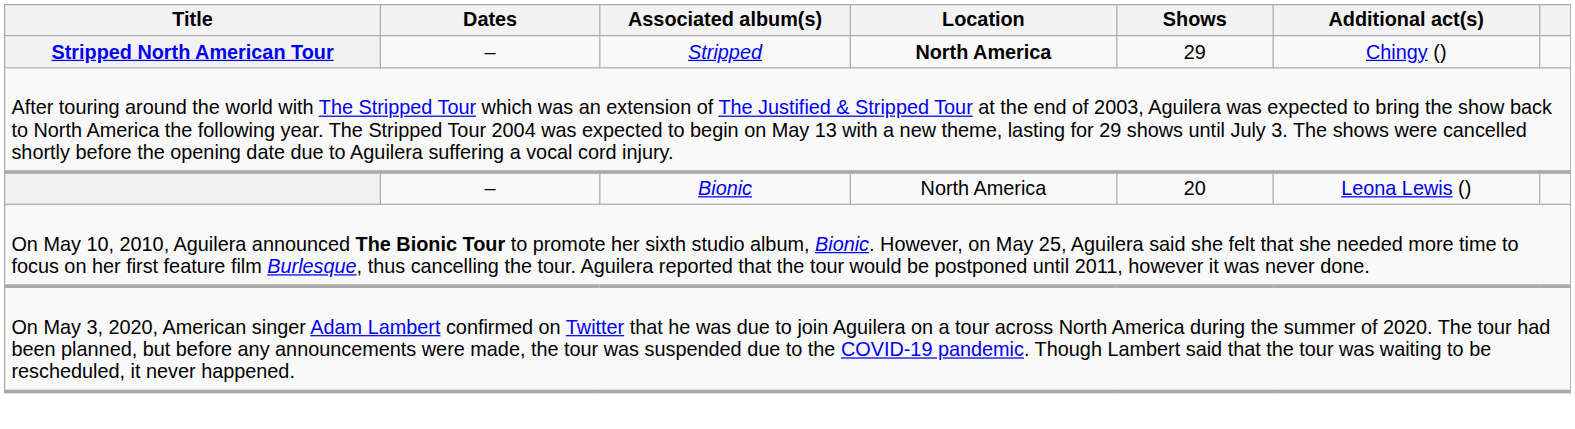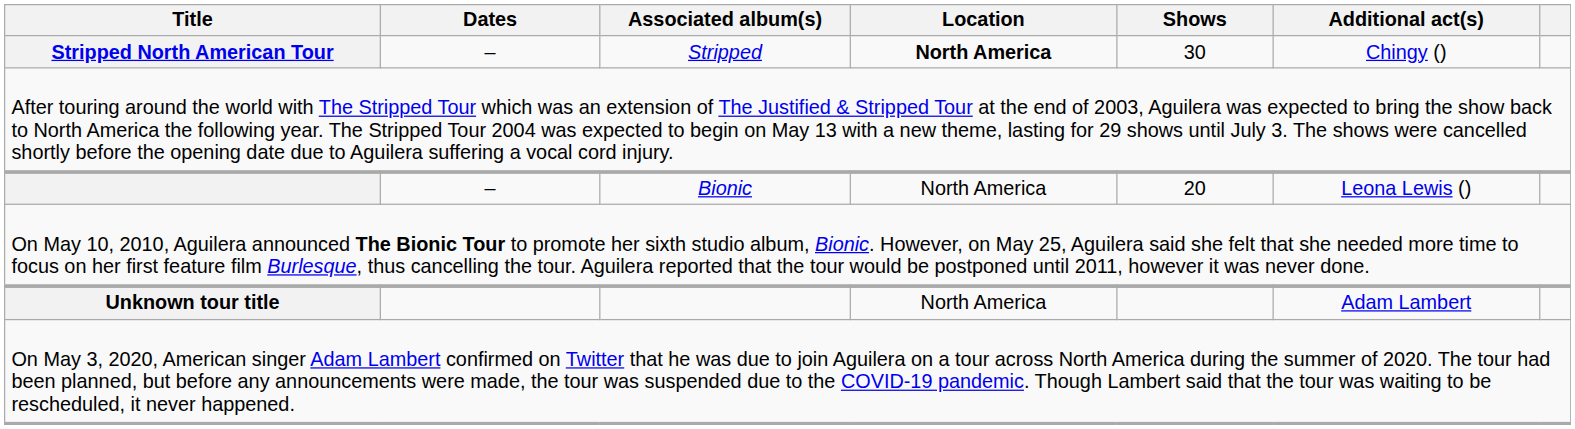(1195, 51) 29 -> (1195, 51) 30
+ row: (193, 303)
